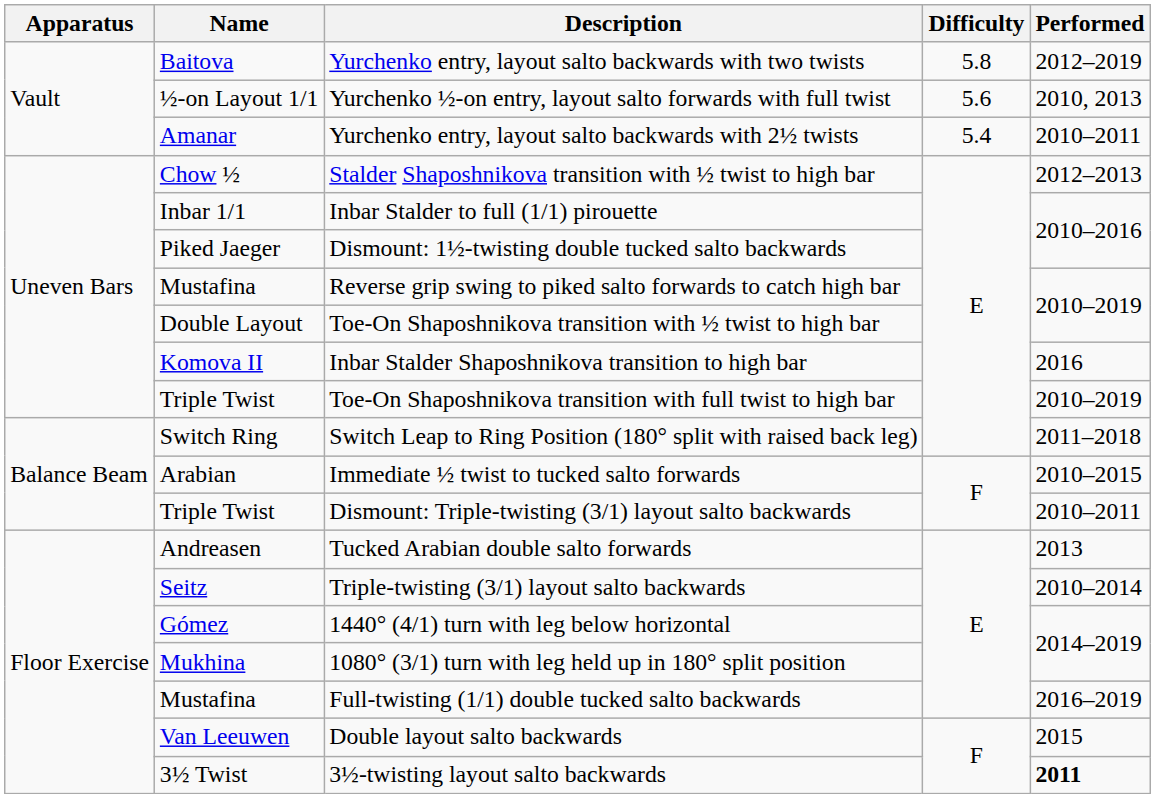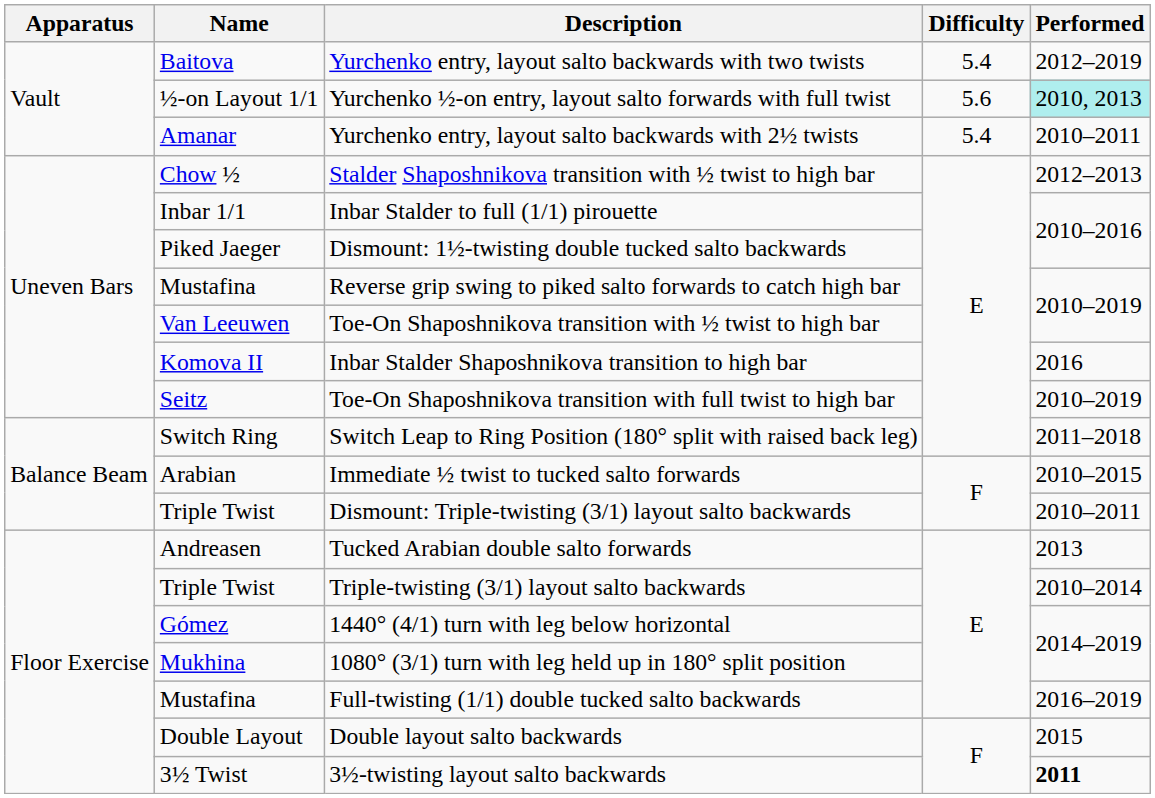(976, 60) 5.8 -> (976, 60) 5.4
(1089, 98) no background -> (1089, 98) paleturquoise background
(231, 323) Double Layout -> (225, 323) Van Leeuwen
(217, 398) Triple Twist -> (184, 398) Seitz
(184, 586) Seitz -> (217, 586) Triple Twist
(225, 736) Van Leeuwen -> (231, 736) Double Layout
